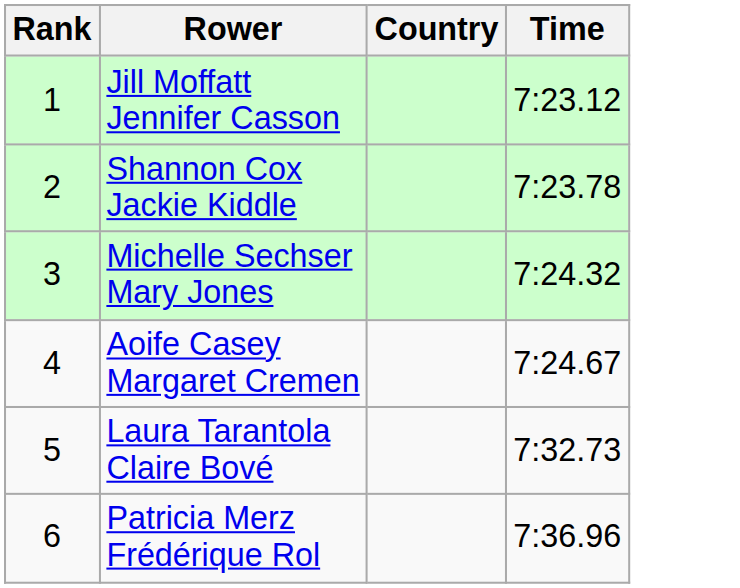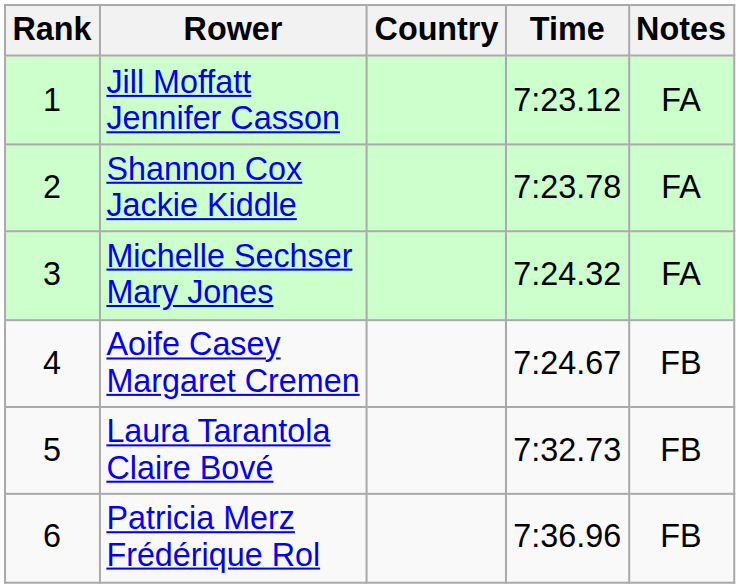+ column: (681, 30)
